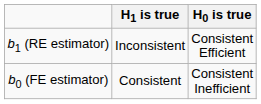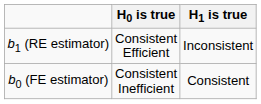columns swapped: (222, 16) <-> (150, 16)
